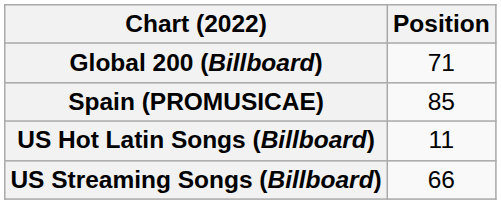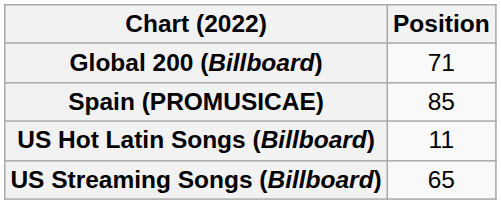(441, 179) 66 -> (441, 179) 65
